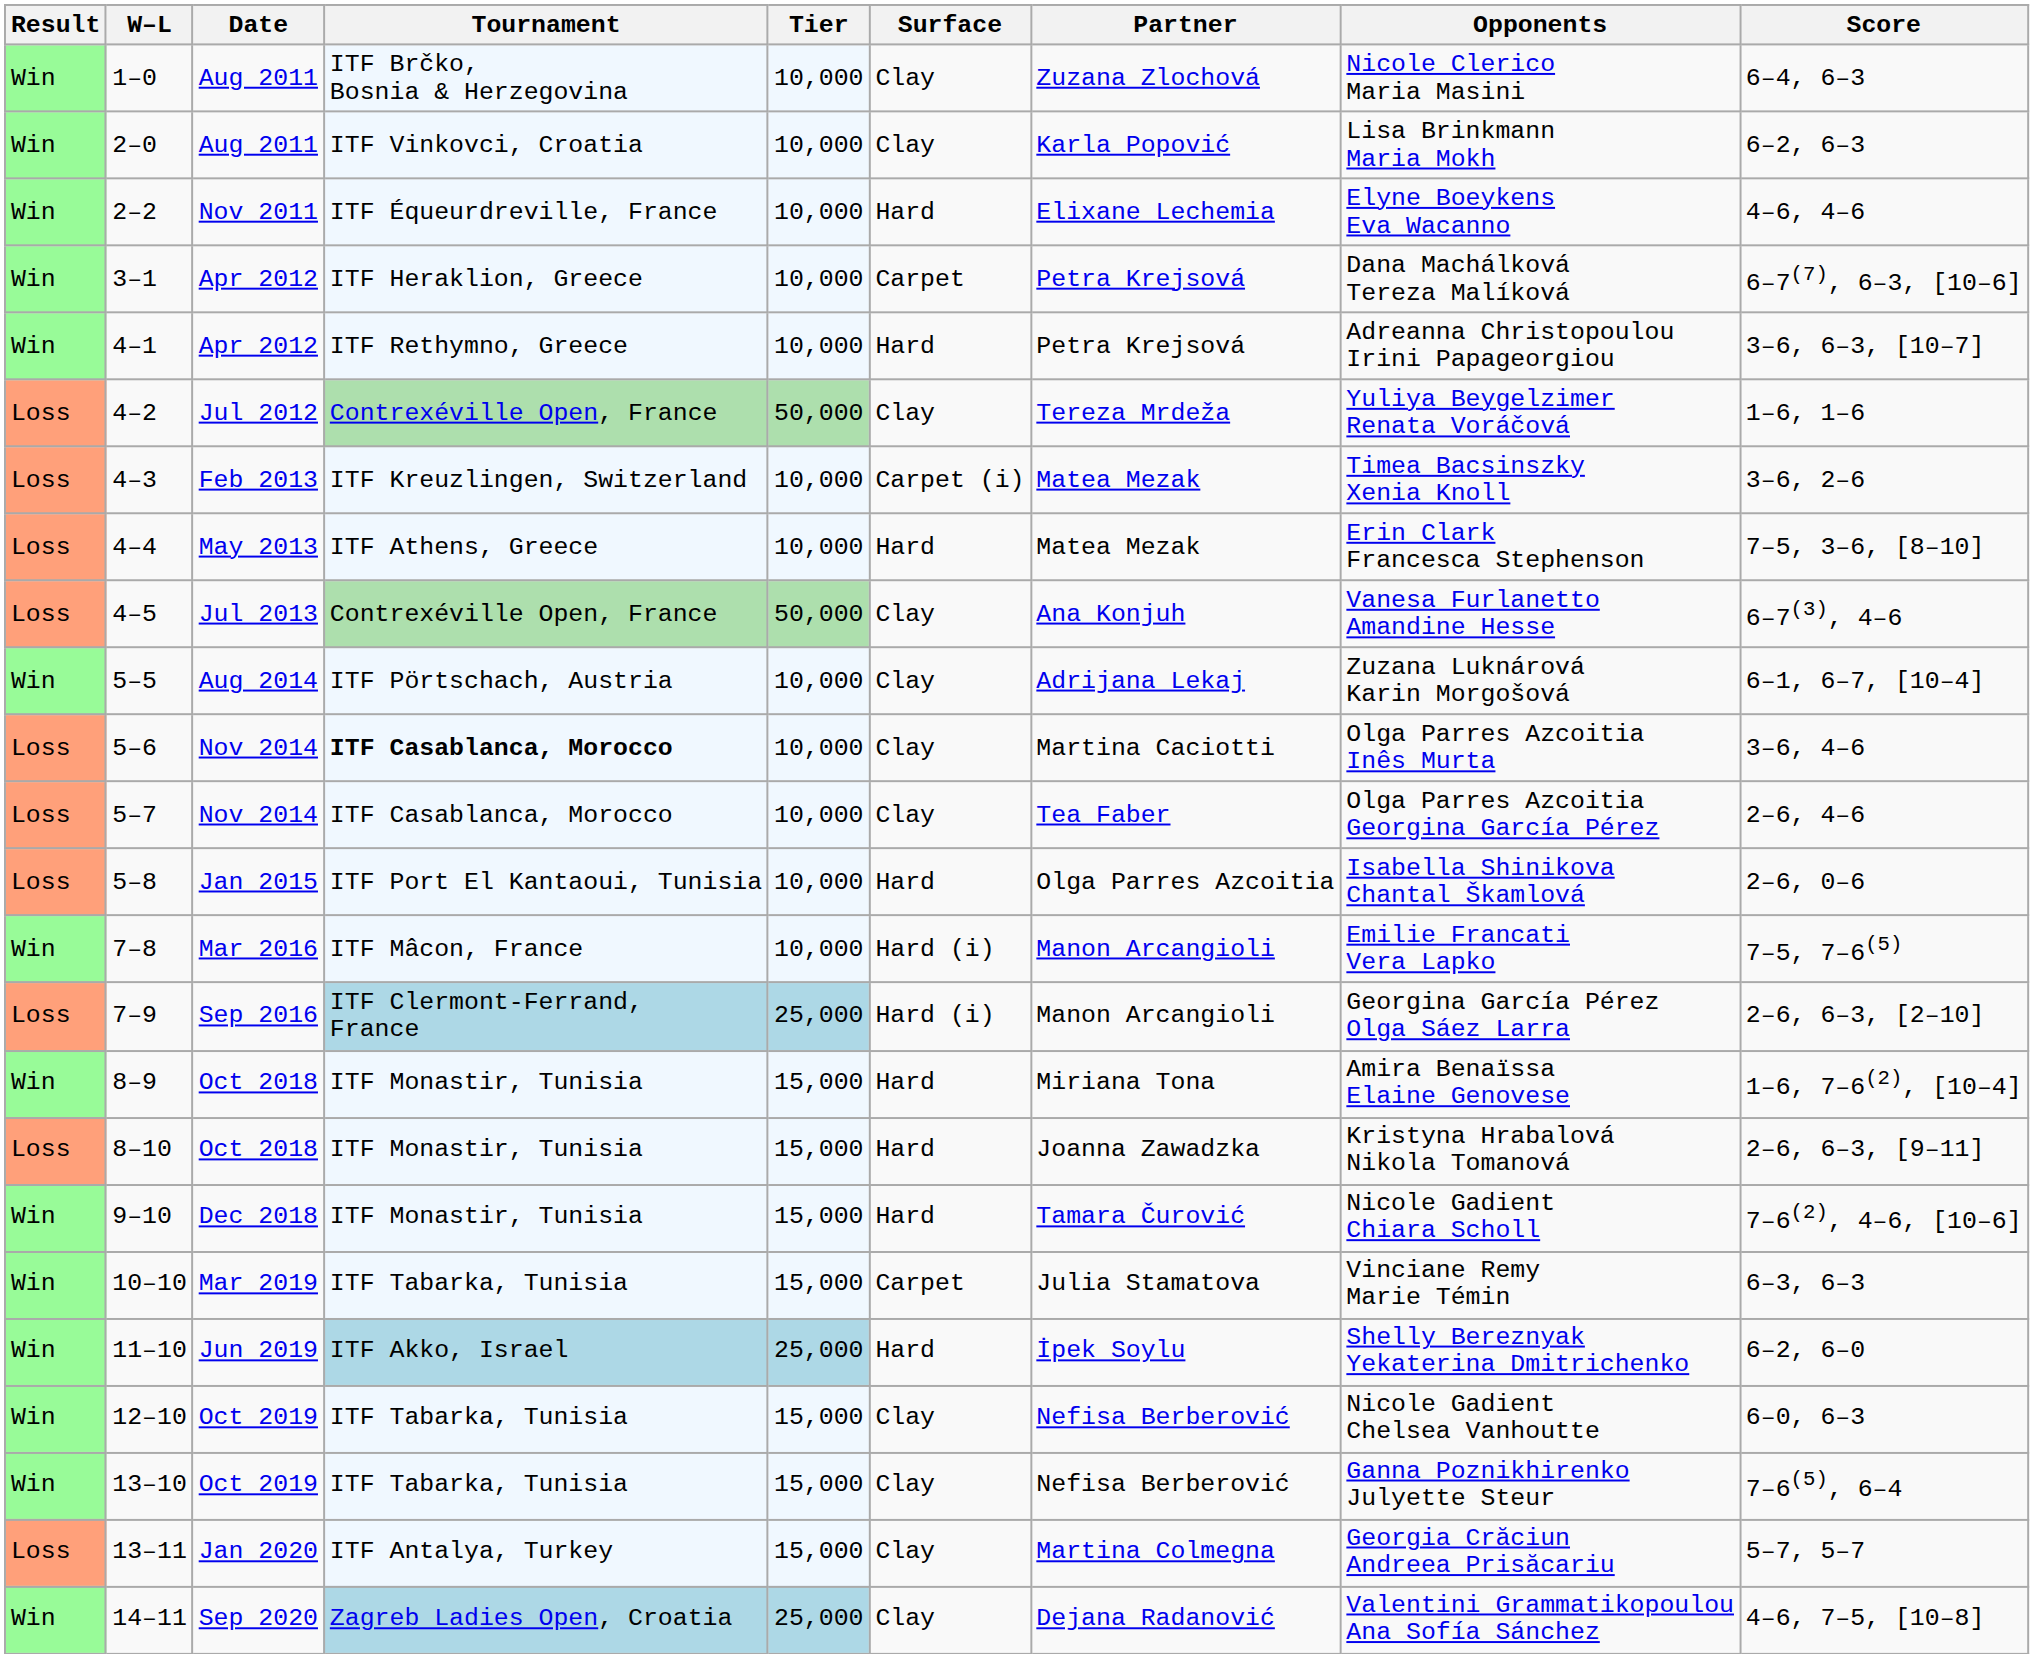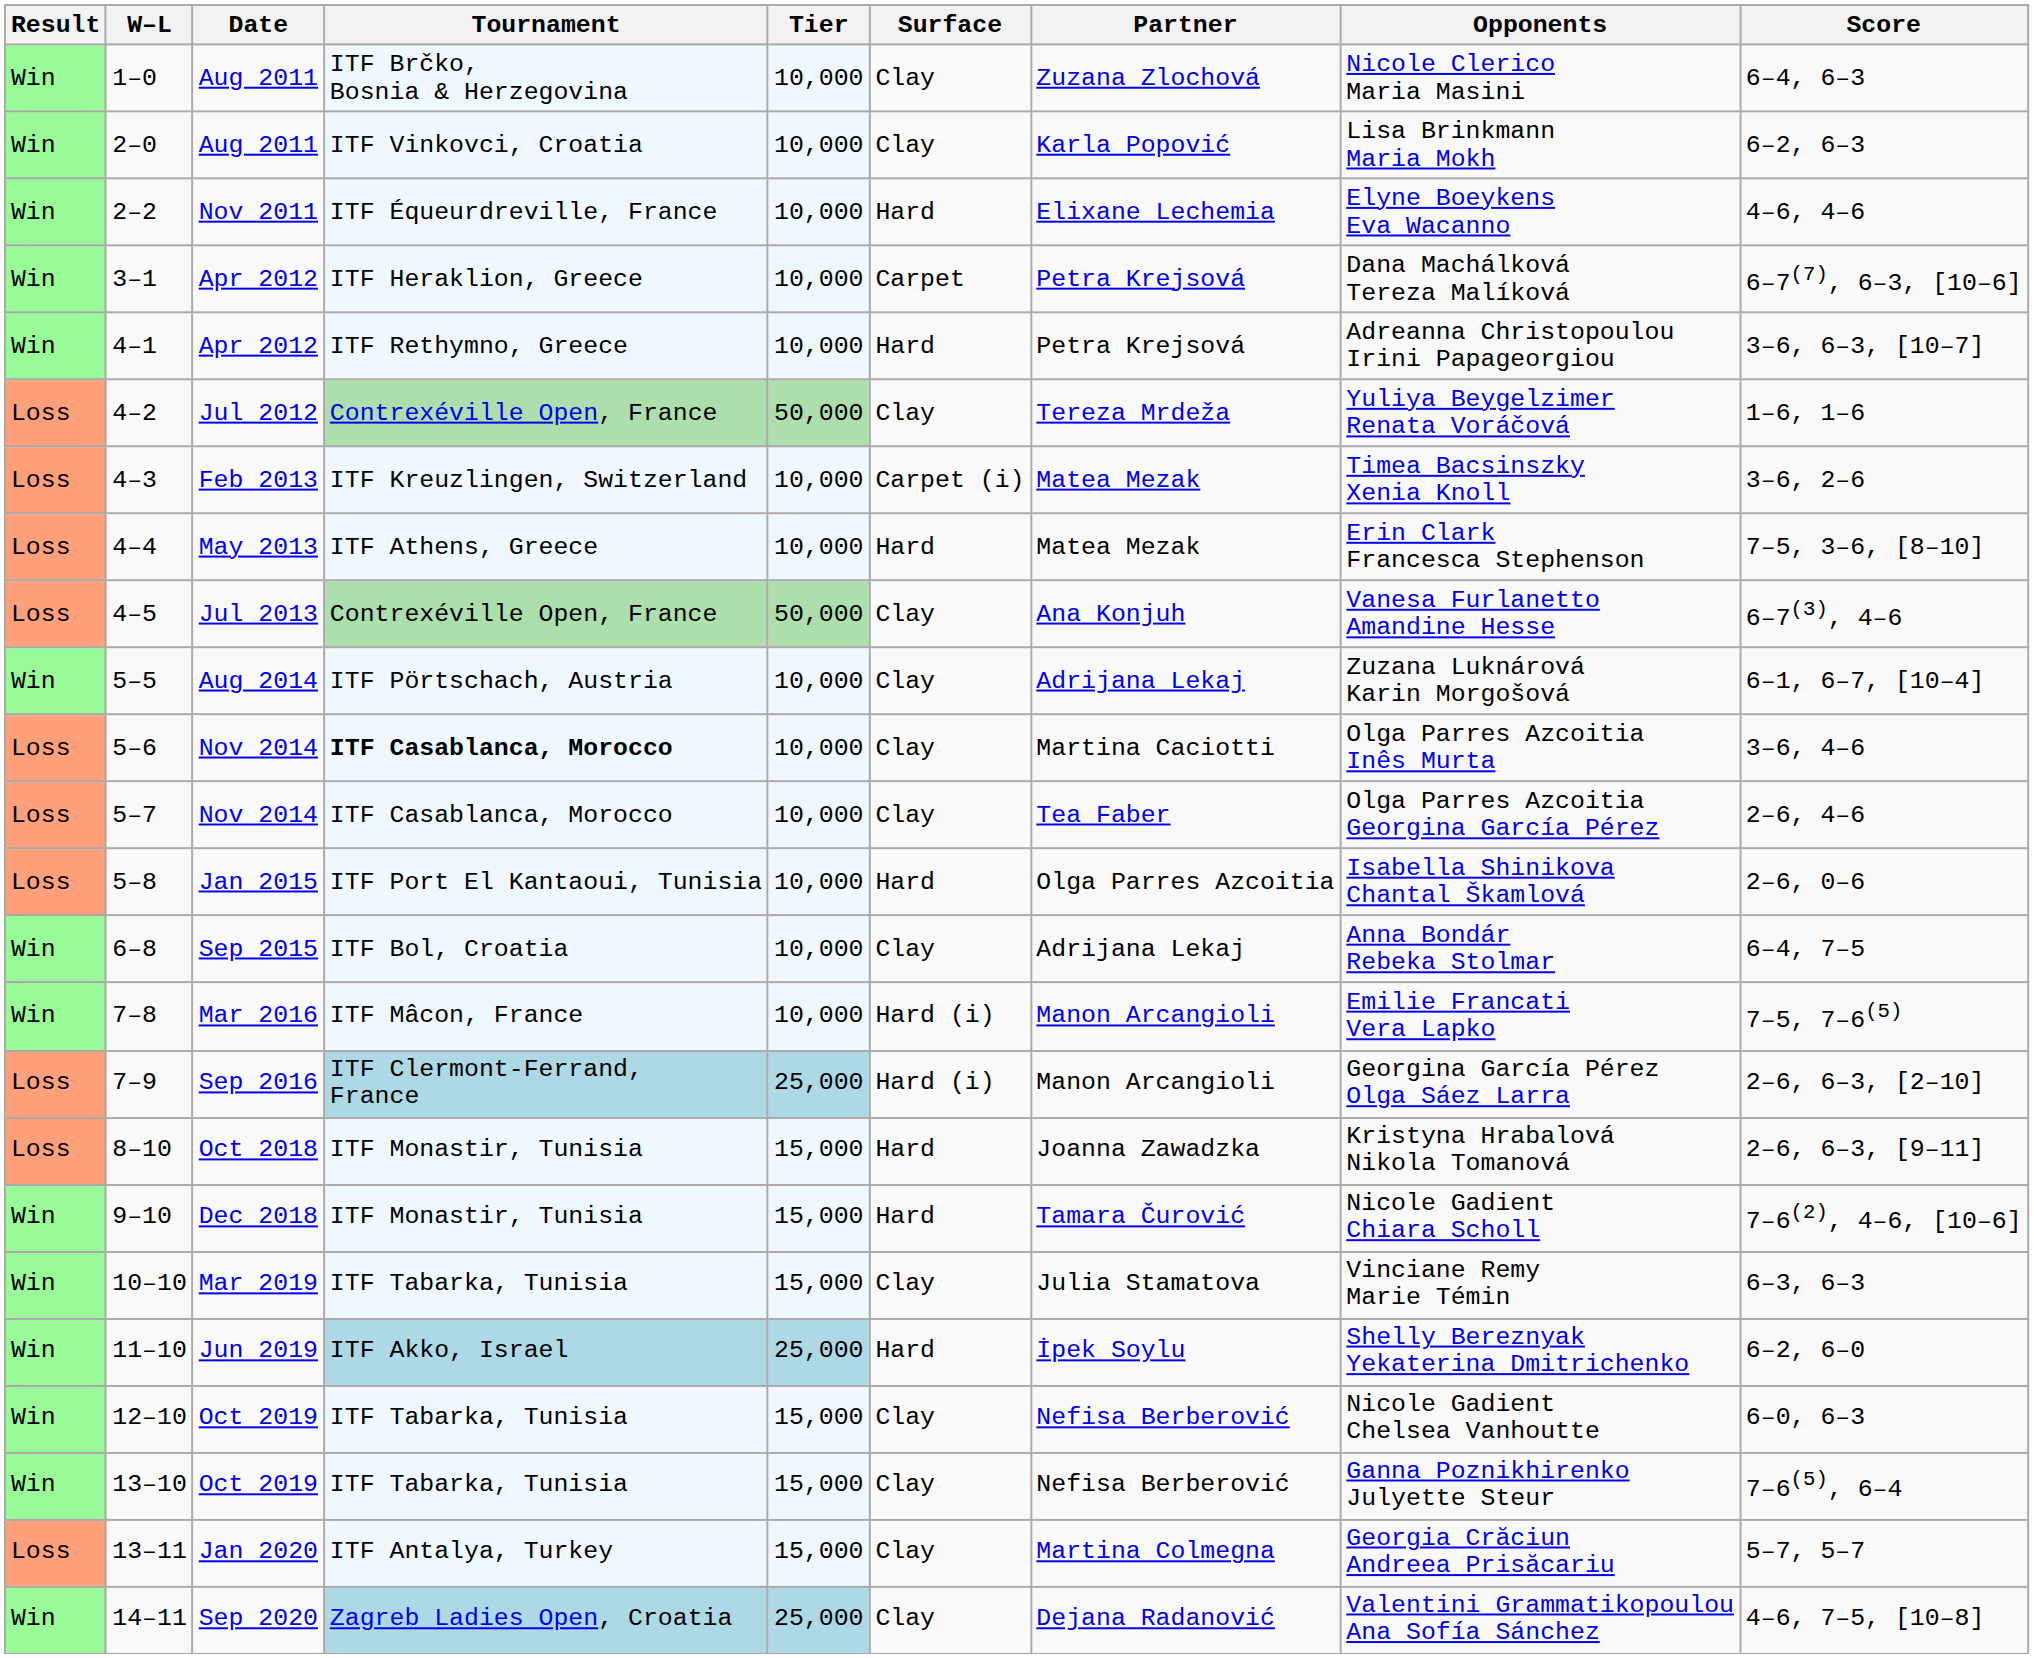+ row: (135, 949)
- row: (135, 1083)
(920, 1284) Carpet -> (905, 1284) Clay
